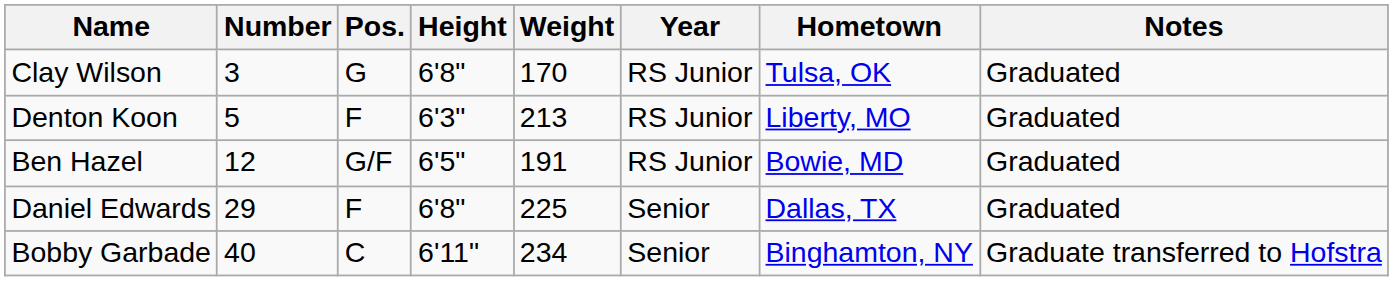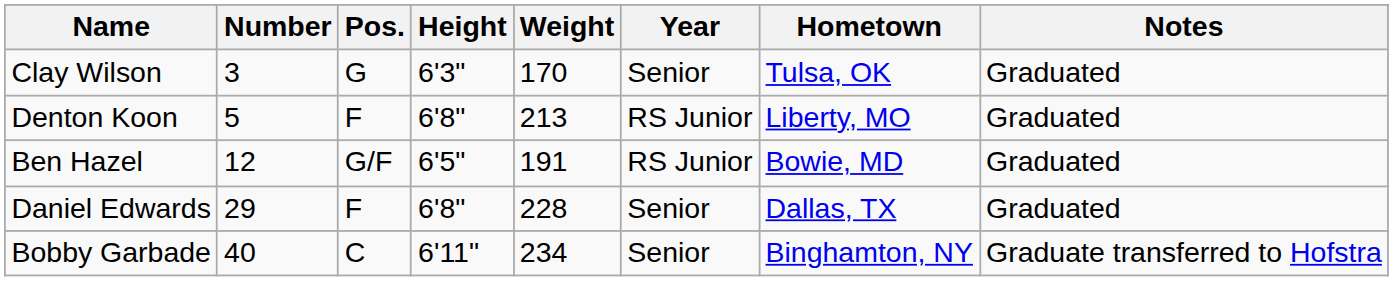(442, 72) 6'8" -> (442, 72) 6'3"
(690, 72) RS Junior -> (669, 72) Senior
(442, 117) 6'3" -> (442, 117) 6'8"
(544, 207) 225 -> (544, 207) 228
